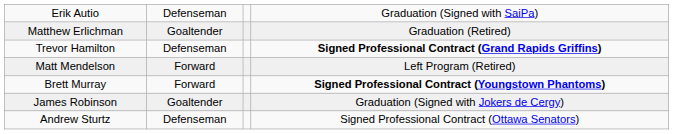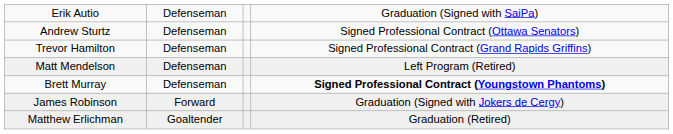rows swapped: (75, 31) <-> (75, 119)
(460, 48) bold -> (460, 48) normal
(195, 66) Forward -> (195, 66) Defenseman
(195, 84) Forward -> (195, 84) Defenseman
(195, 102) Goaltender -> (195, 102) Forward
